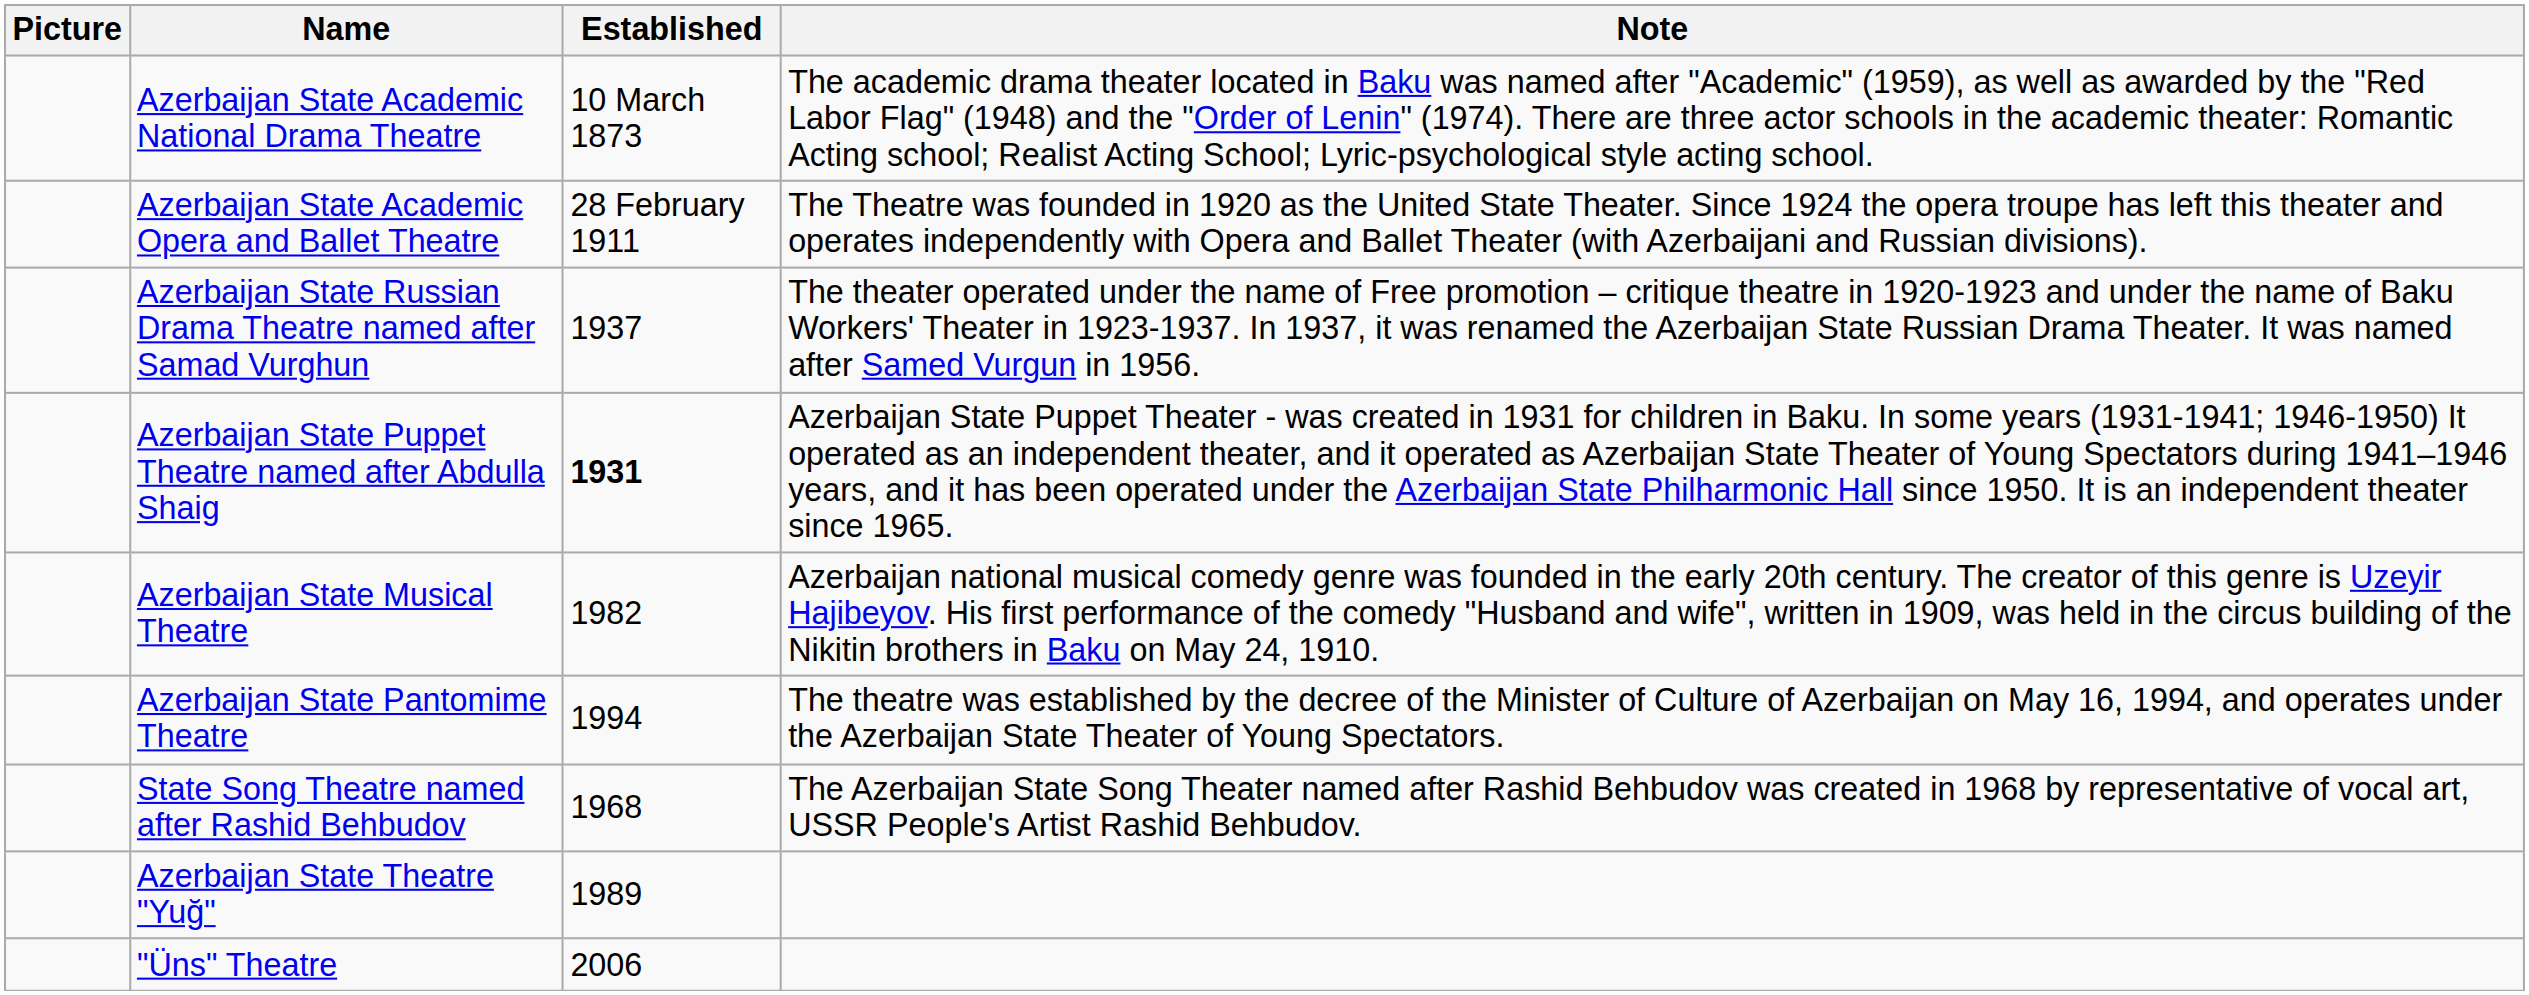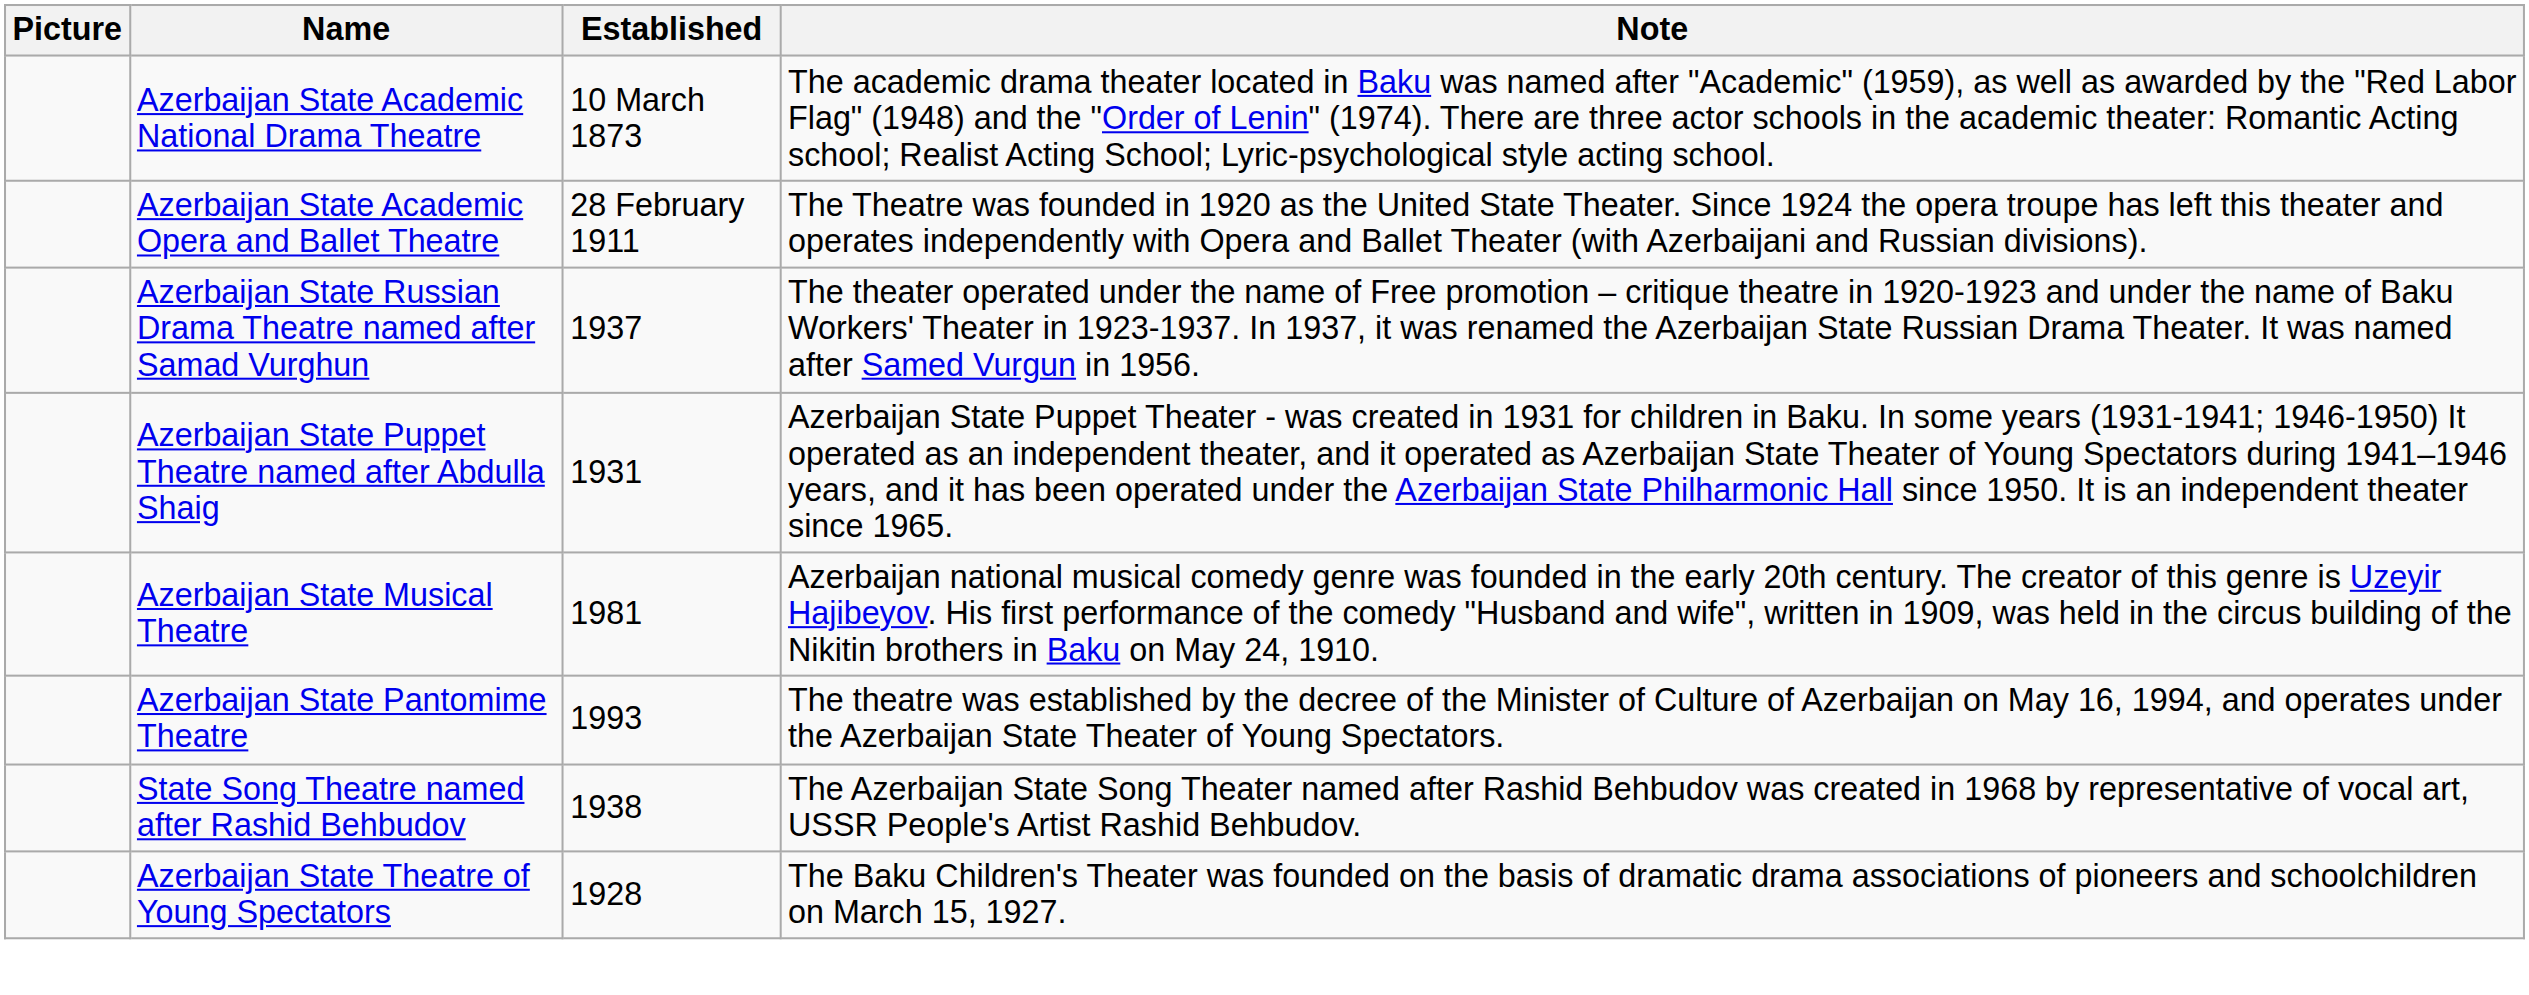(606, 471) bold -> (606, 471) normal
(606, 613) 1982 -> (606, 613) 1981
(606, 719) 1994 -> (606, 719) 1993
(606, 807) 1968 -> (606, 807) 1938
+ row: (333, 894)
- row: (315, 894)
- row: (237, 964)
